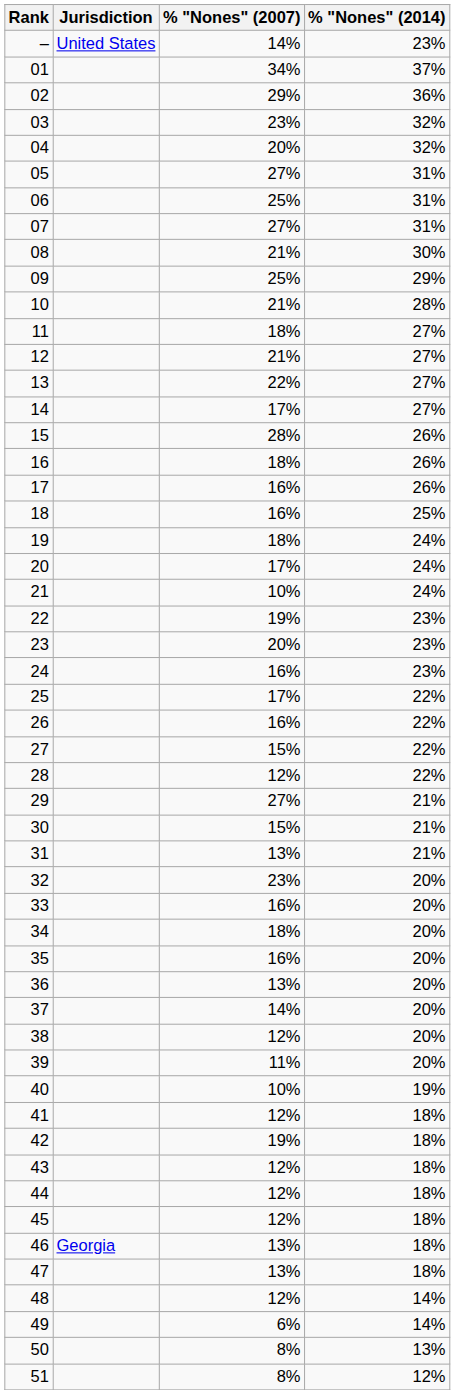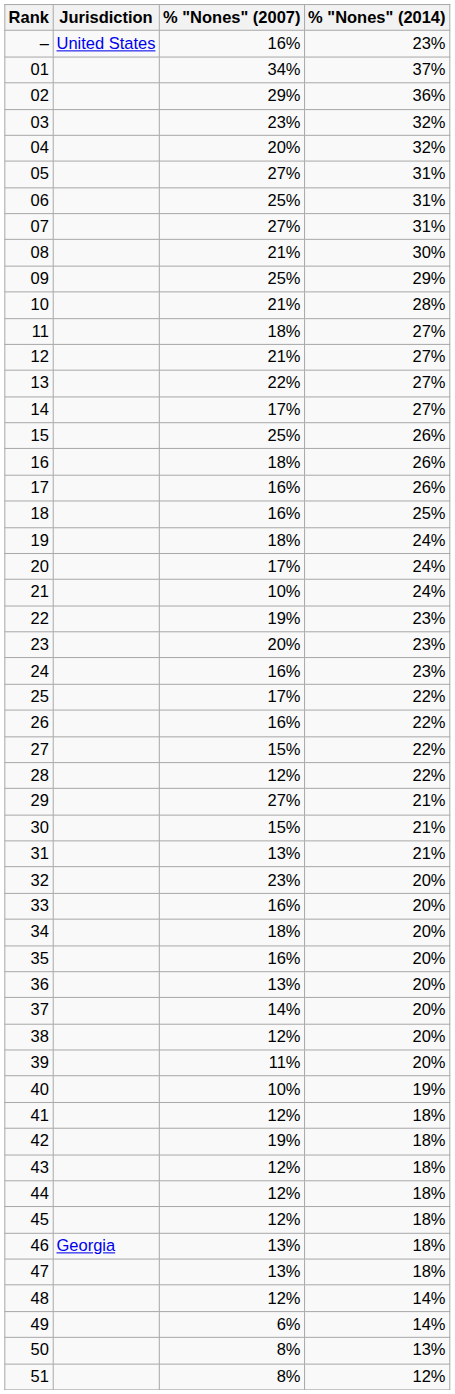(284, 43) 14% -> (284, 43) 16%
(284, 435) 28% -> (284, 435) 25%
